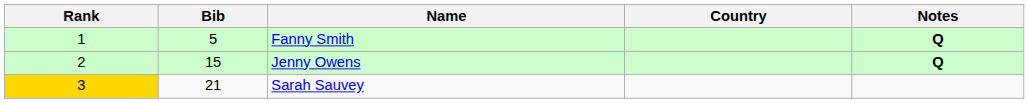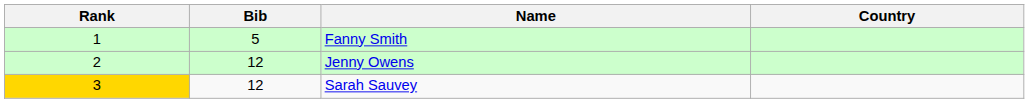- column: (938, 16)
(213, 62) 15 -> (255, 62) 12
(213, 86) 21 -> (255, 86) 12
